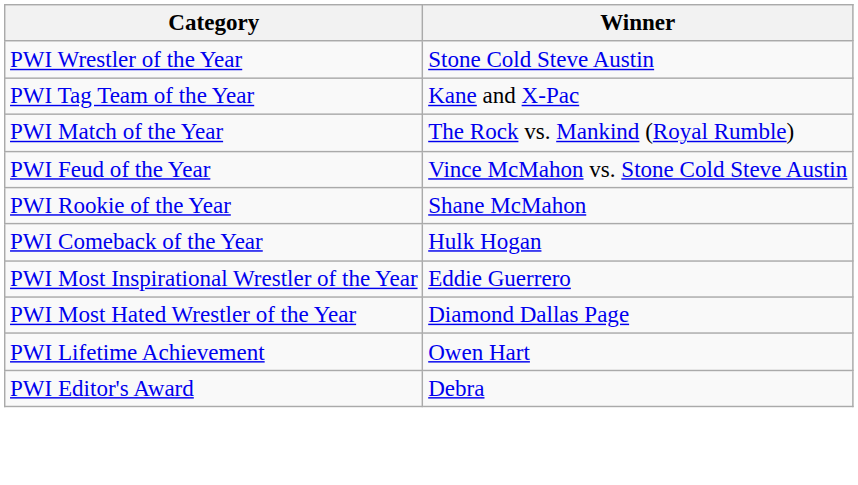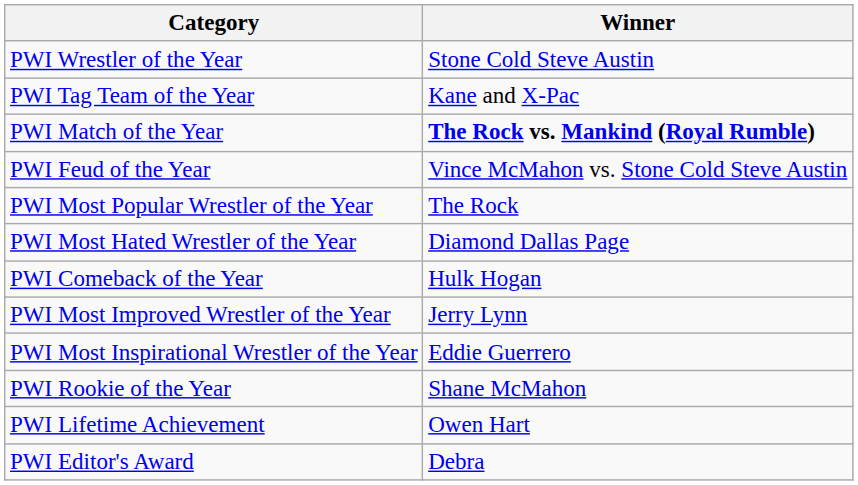(611, 132) normal -> (622, 132) bold
+ row: (191, 205)
rows swapped: (183, 315) <-> (120, 205)
+ row: (200, 315)
